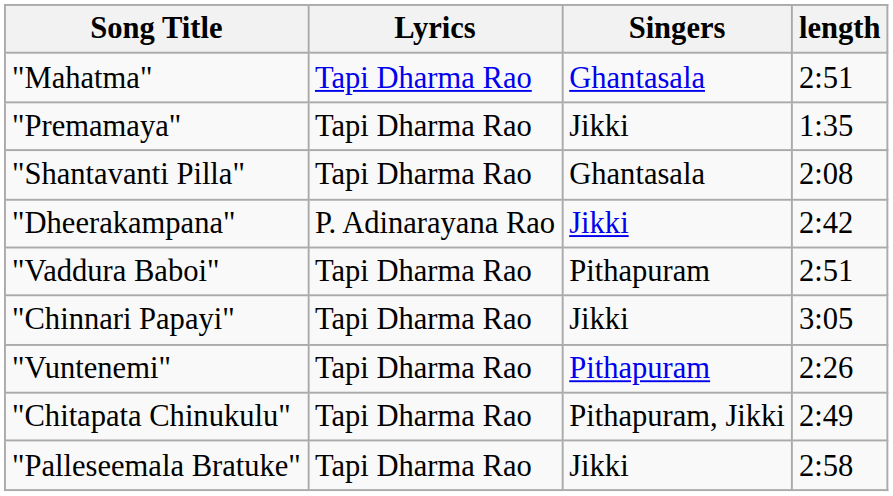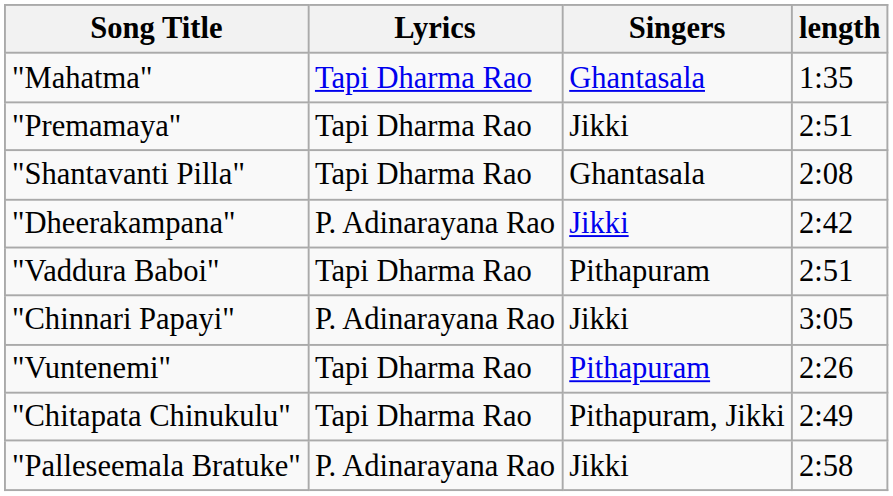(826, 77) 2:51 -> (826, 77) 1:35
(826, 125) 1:35 -> (826, 125) 2:51
(423, 319) Tapi Dharma Rao -> (435, 319) P. Adinarayana Rao
(423, 464) Tapi Dharma Rao -> (435, 464) P. Adinarayana Rao
